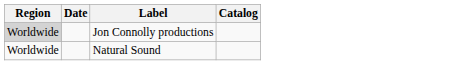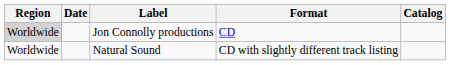+ column: (308, 13)
